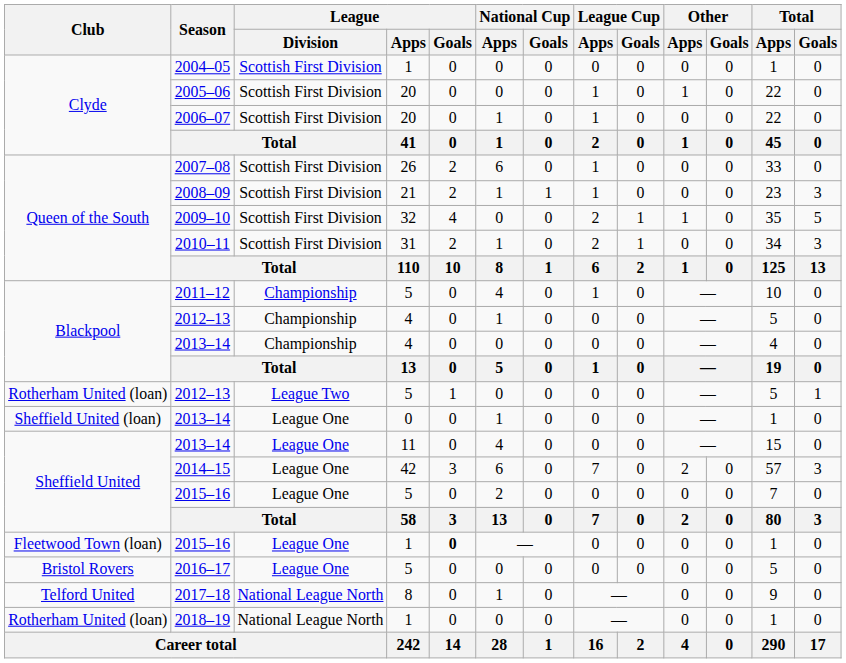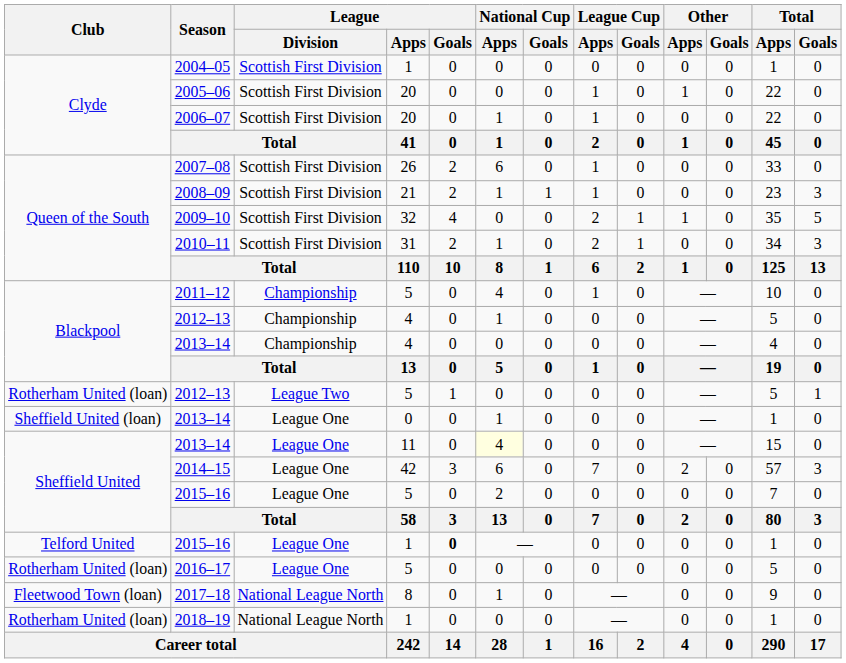(499, 444) no background -> (499, 444) lightyellow background
(88, 544) Fleetwood Town (loan) -> (88, 544) Telford United
(88, 569) Bristol Rovers -> (88, 569) Rotherham United (loan)
(88, 594) Telford United -> (88, 594) Fleetwood Town (loan)
